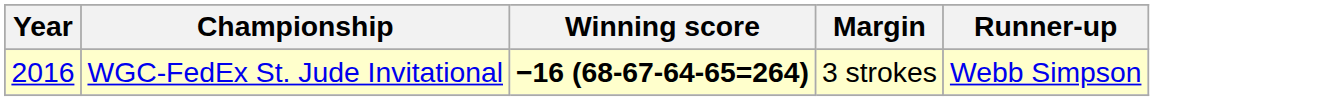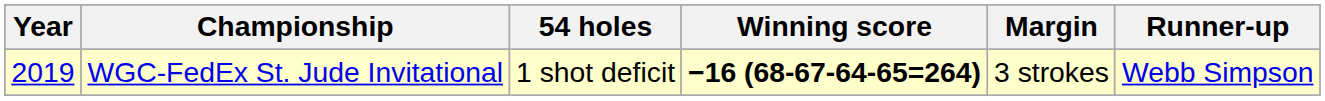+ column: (596, 26)
(43, 71) 2016 -> (43, 71) 2019
